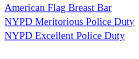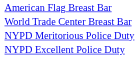+ row: (68, 21)
